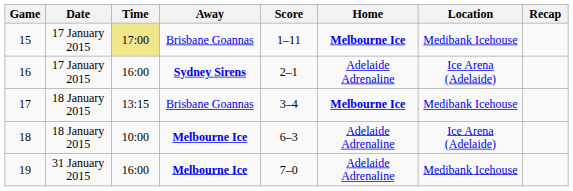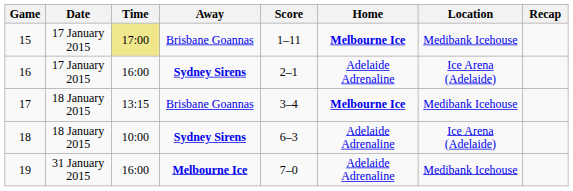(210, 137) Melbourne Ice -> (210, 137) Sydney Sirens
